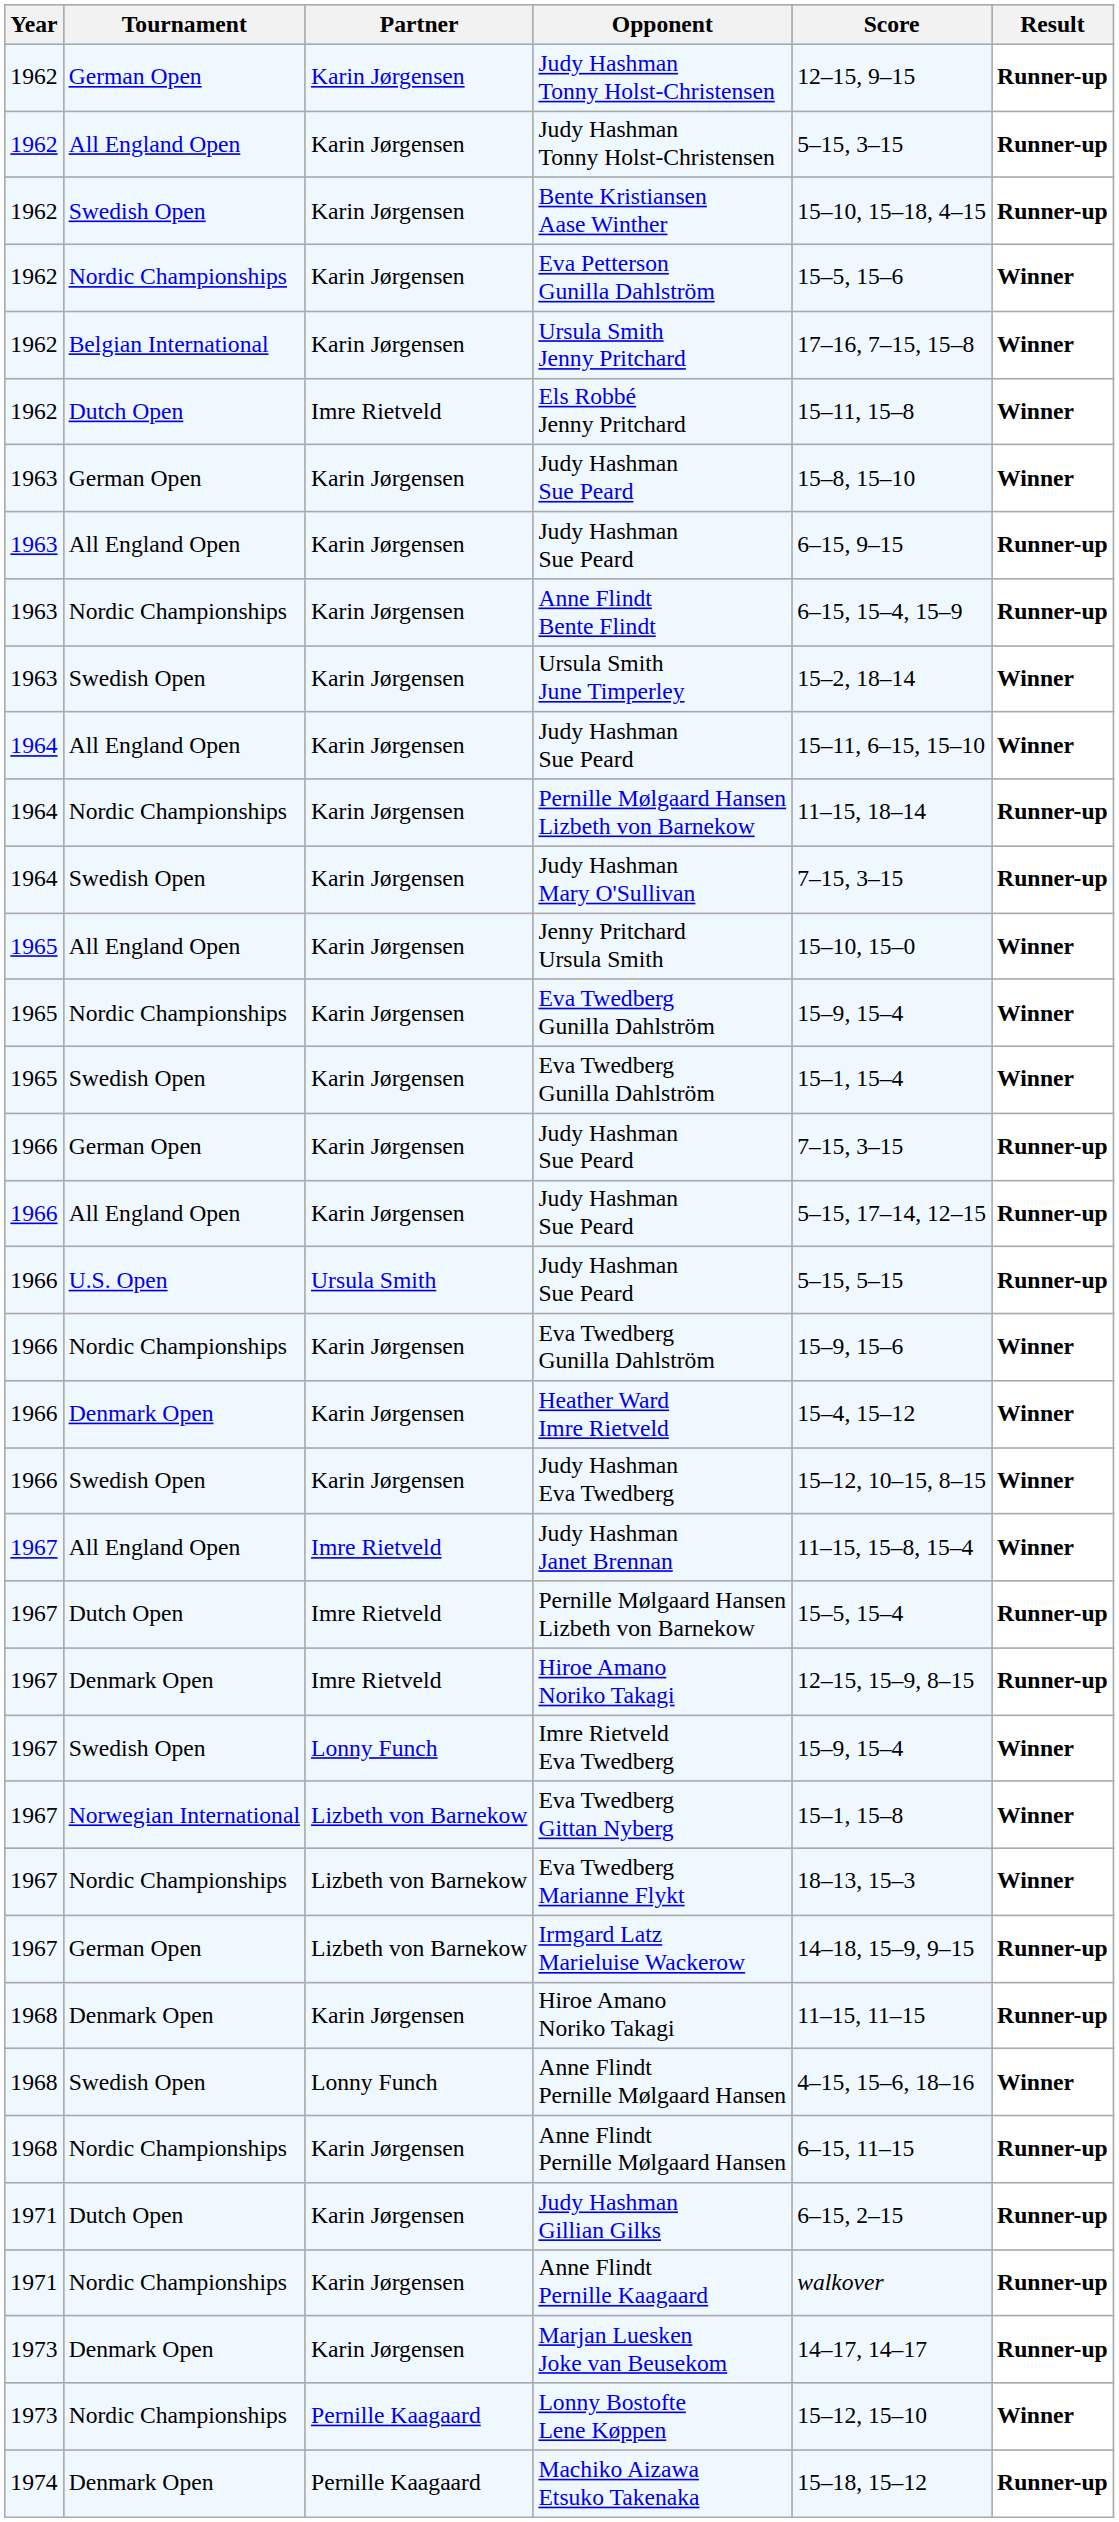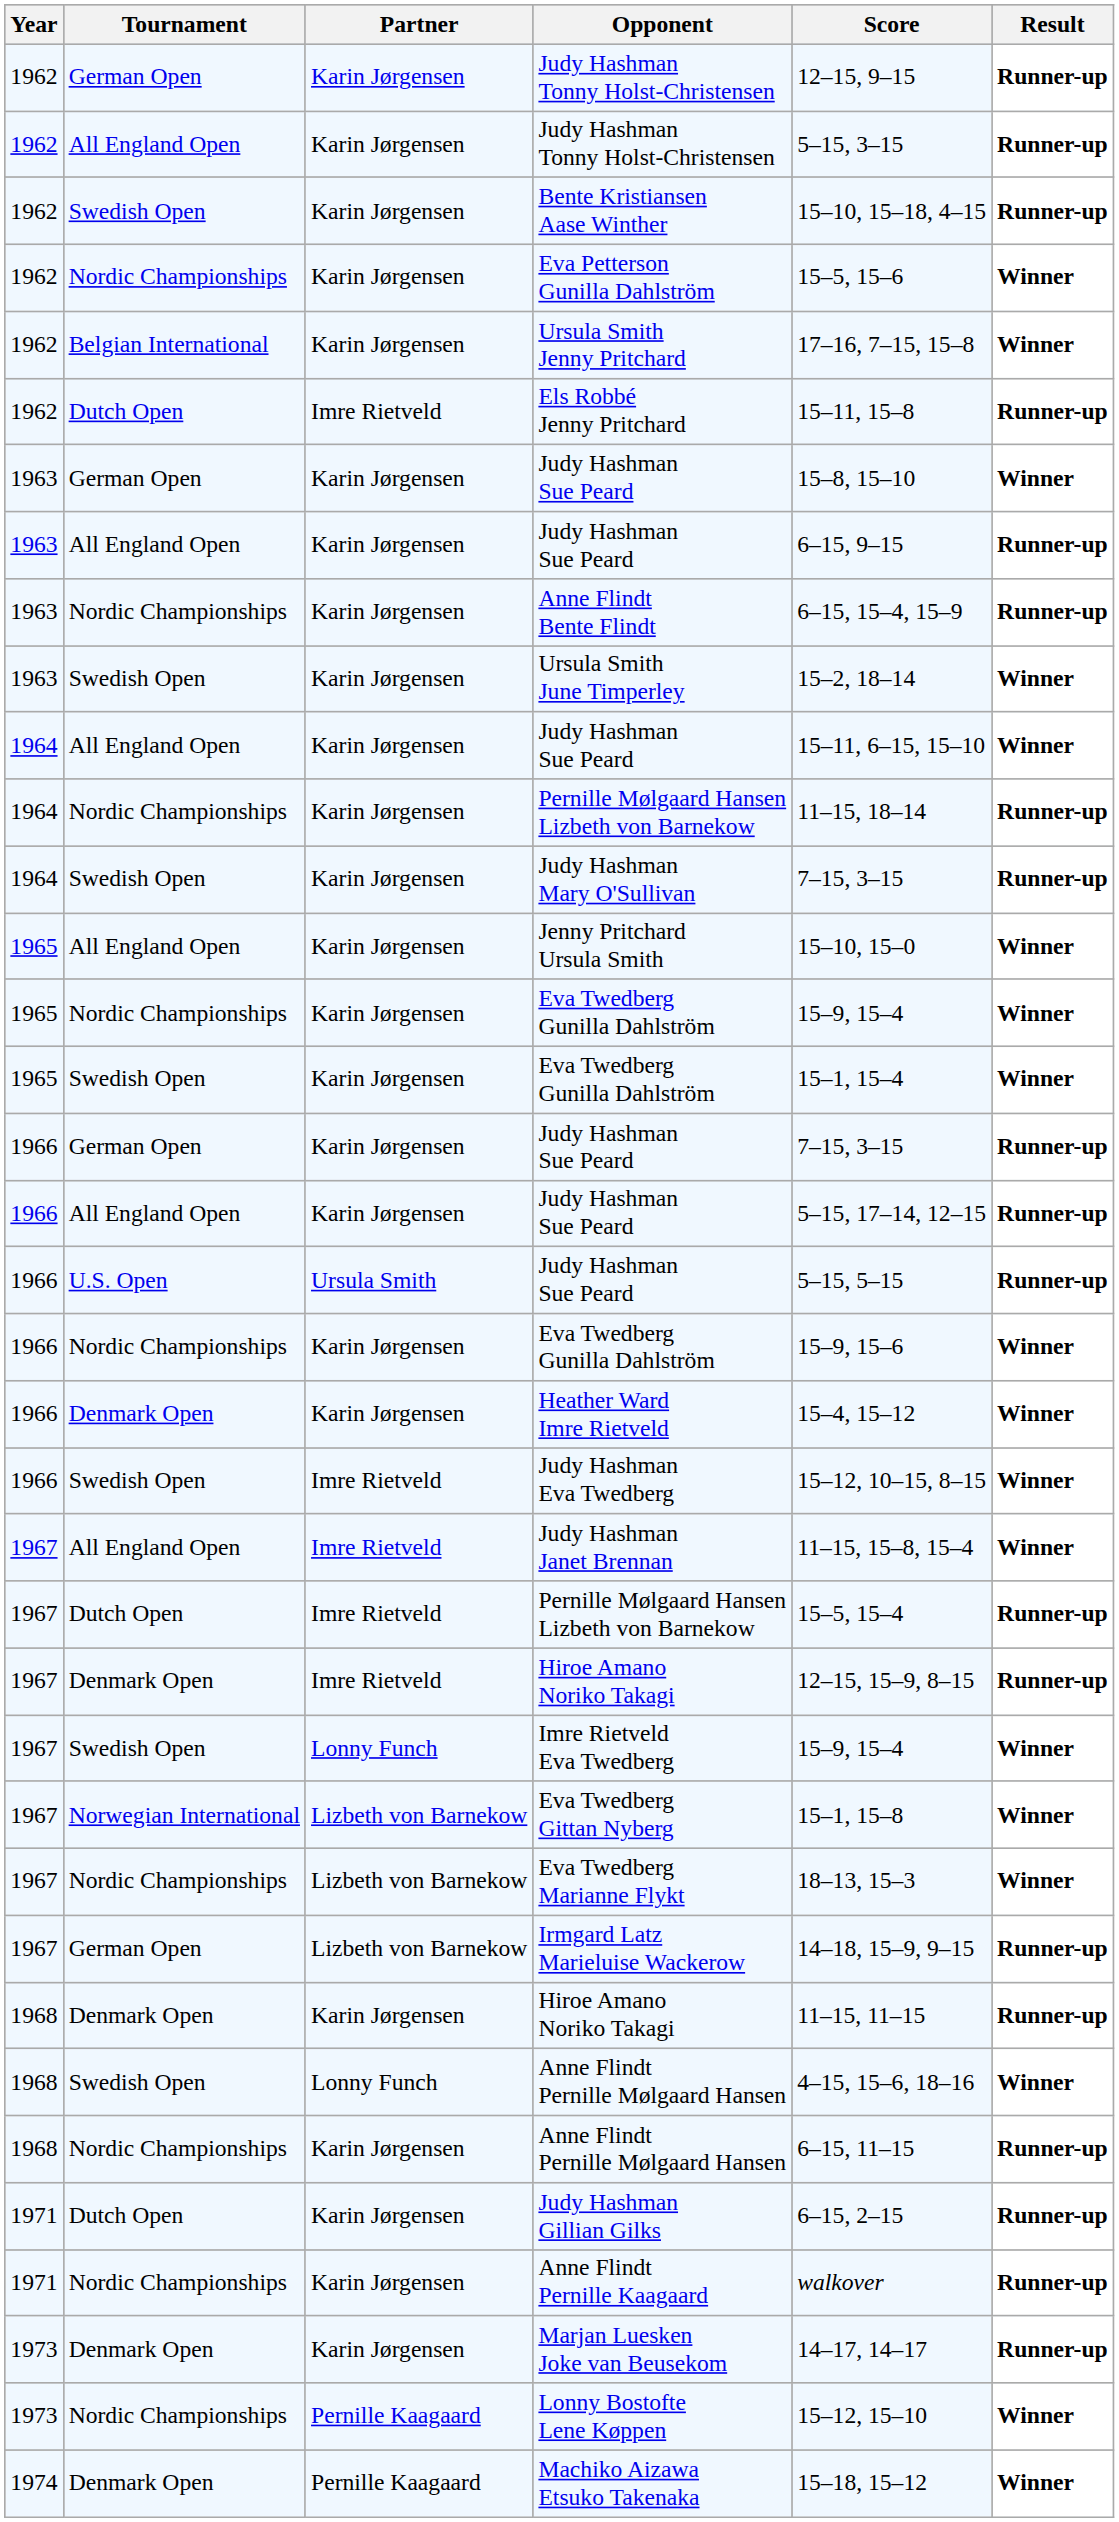(1036, 411) Winner -> (1052, 411) Runner-up
(388, 1480) Karin Jørgensen -> (376, 1480) Imre Rietveld
(1052, 2483) Runner-up -> (1036, 2483) Winner
